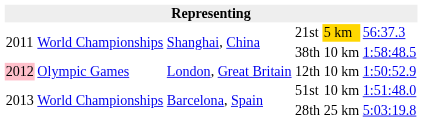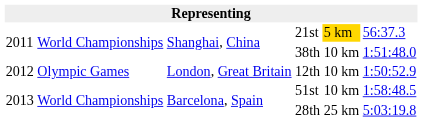(390, 52) 1:58:48.5 -> (390, 52) 1:51:48.0
(20, 71) pink background -> (20, 71) no background
(390, 91) 1:51:48.0 -> (390, 91) 1:58:48.5
